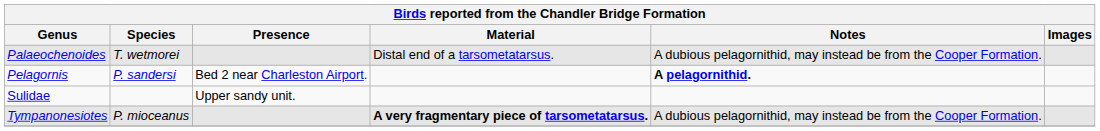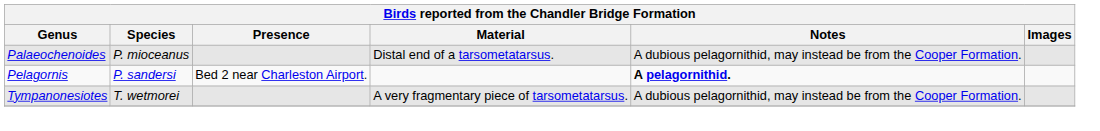(146, 55) T. wetmorei -> (151, 55) P. mioceanus
- row: (29, 95)
(151, 116) P. mioceanus -> (146, 95) T. wetmorei
(511, 116) bold -> (501, 95) normal
